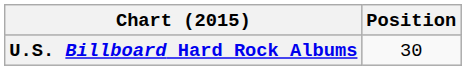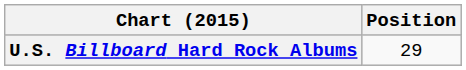(411, 50) 30 -> (411, 50) 29
